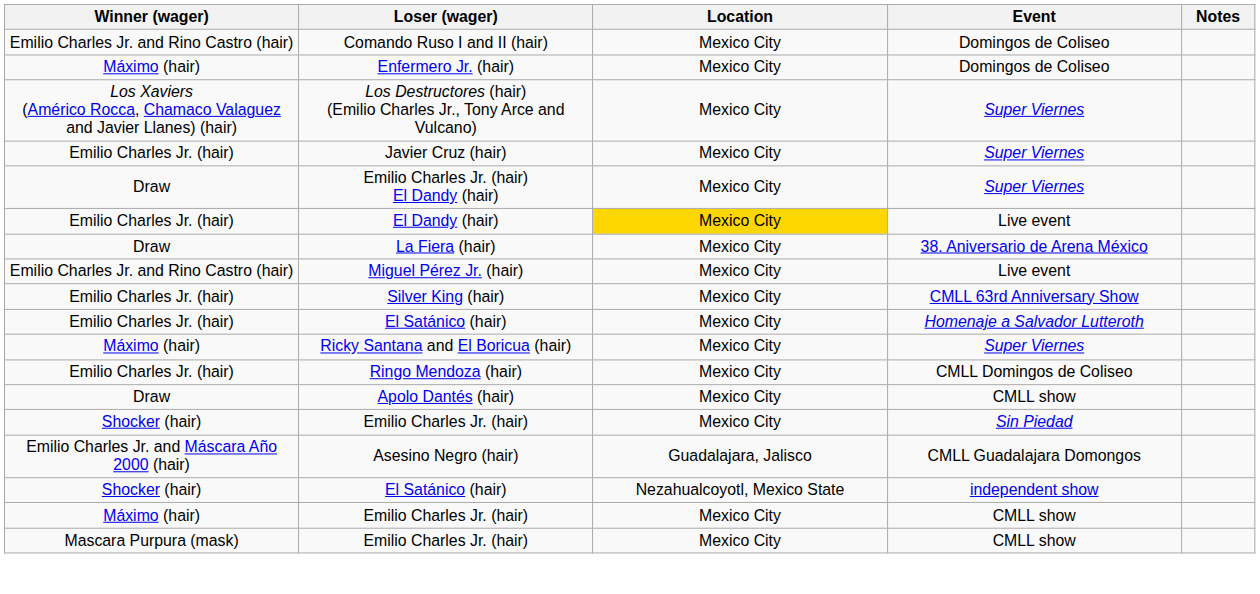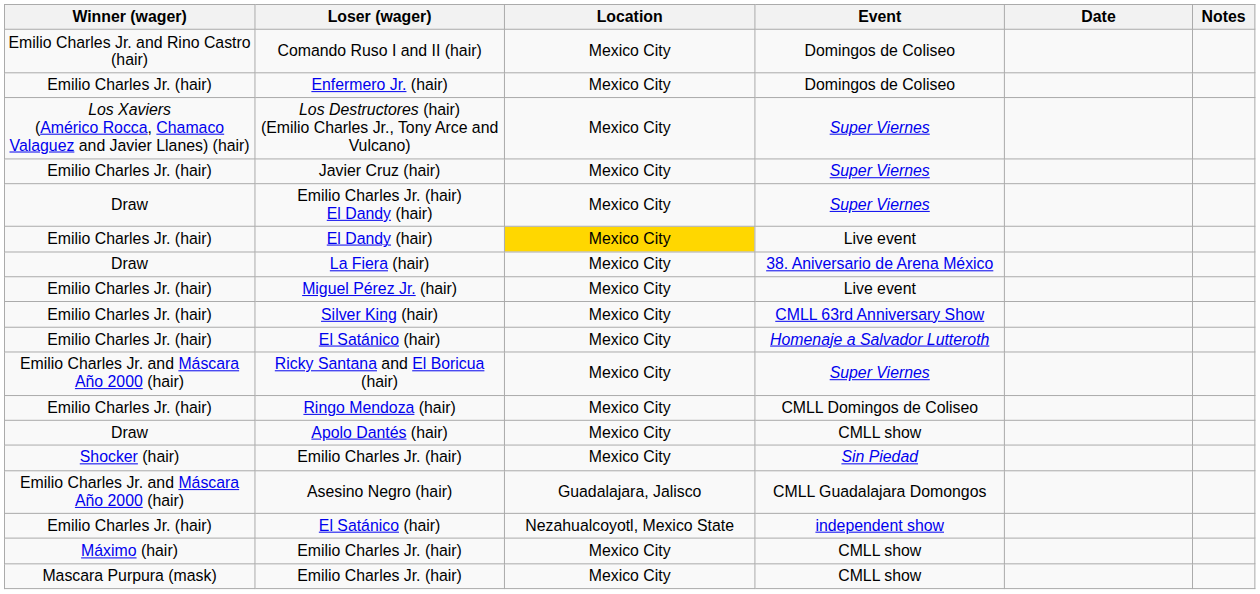+ column: (1099, 17)
(152, 67) Máximo (hair) -> (130, 85) Emilio Charles Jr. (hair)
(152, 271) Emilio Charles Jr. and Rino Castro (hair) -> (130, 289) Emilio Charles Jr. (hair)
(152, 346) Máximo (hair) -> (130, 373) Emilio Charles Jr. and Máscara Año 2000 (hair)
(152, 490) Shocker (hair) -> (130, 525) Emilio Charles Jr. (hair)
